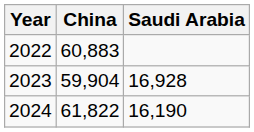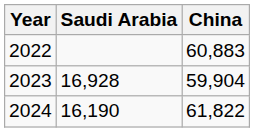columns swapped: (90, 19) <-> (186, 19)
